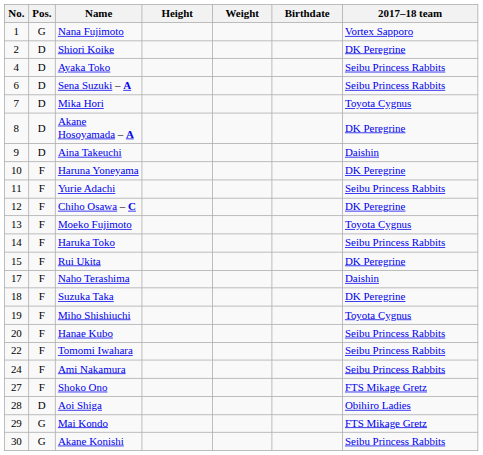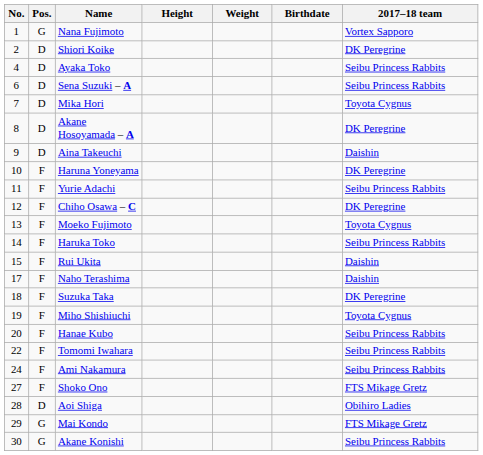(375, 261) DK Peregrine -> (362, 261) Daishin
